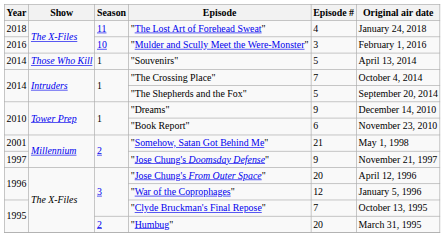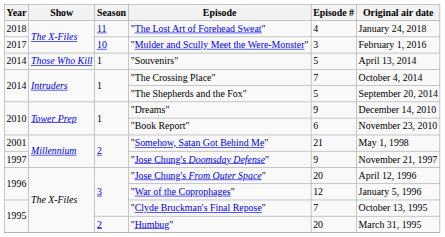(16, 45) 2016 -> (16, 45) 2017
